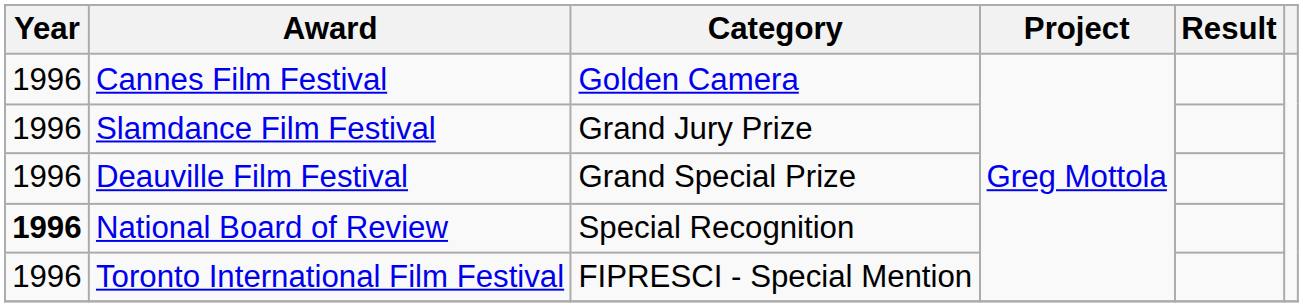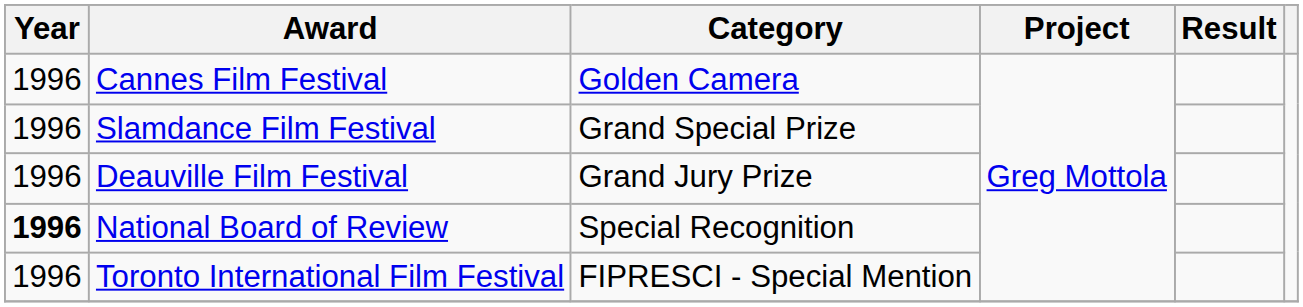(696, 128) Grand Jury Prize -> (717, 128) Grand Special Prize
(717, 177) Grand Special Prize -> (696, 177) Grand Jury Prize
